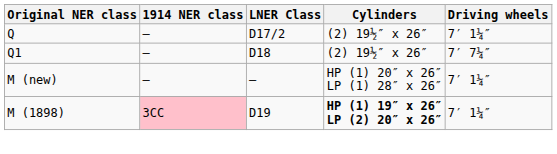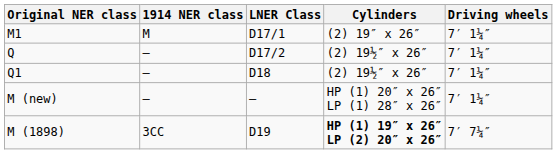+ row: (15, 34)
(469, 53) 7′ 7¼″ -> (469, 73) 7′ 1¼″
(153, 113) pink background -> (153, 132) no background
(469, 113) 7′ 1¼″ -> (469, 132) 7′ 7¼″
